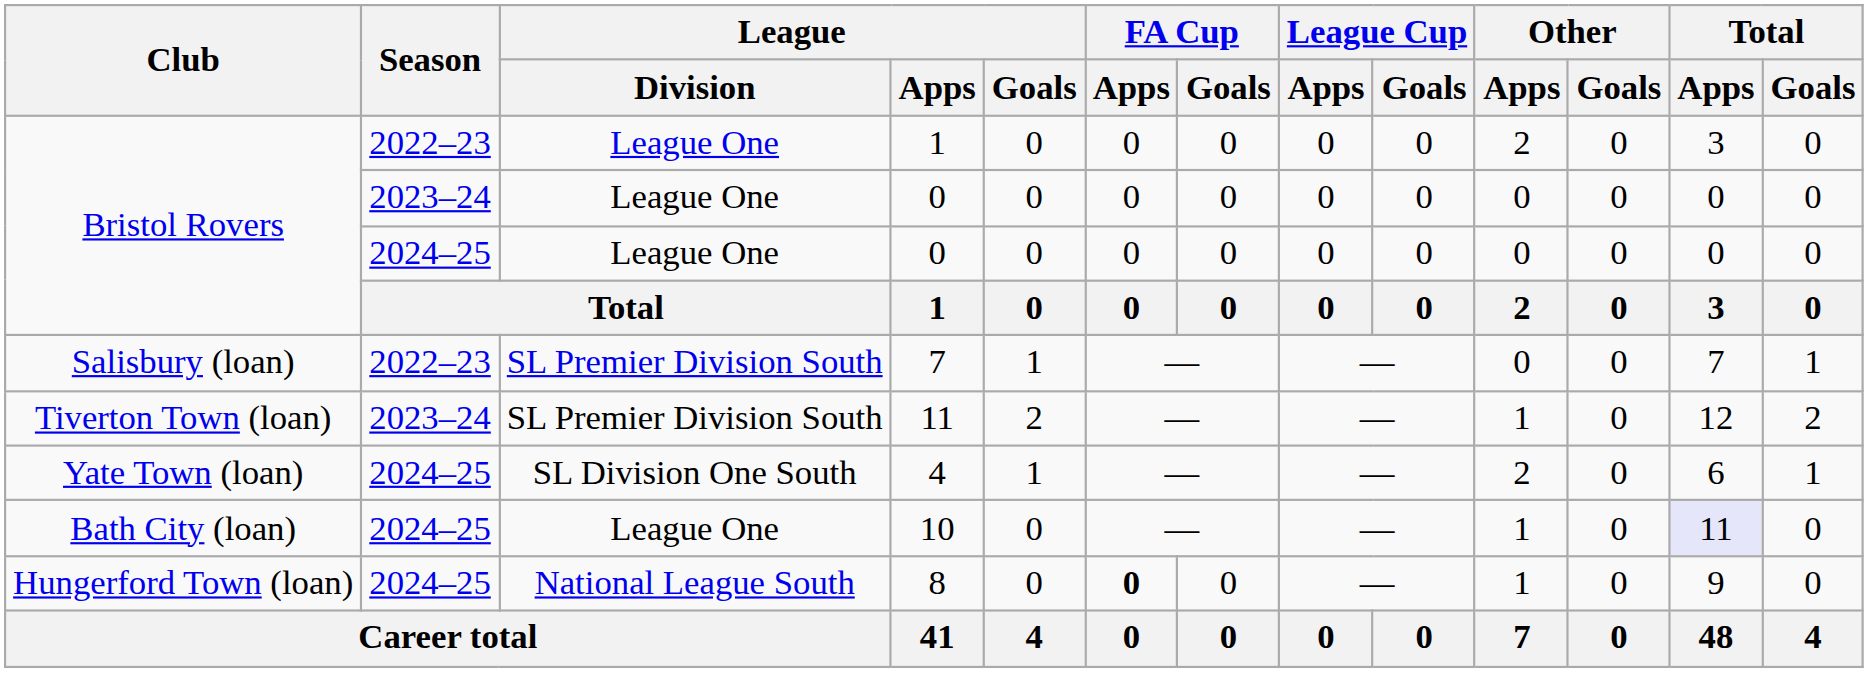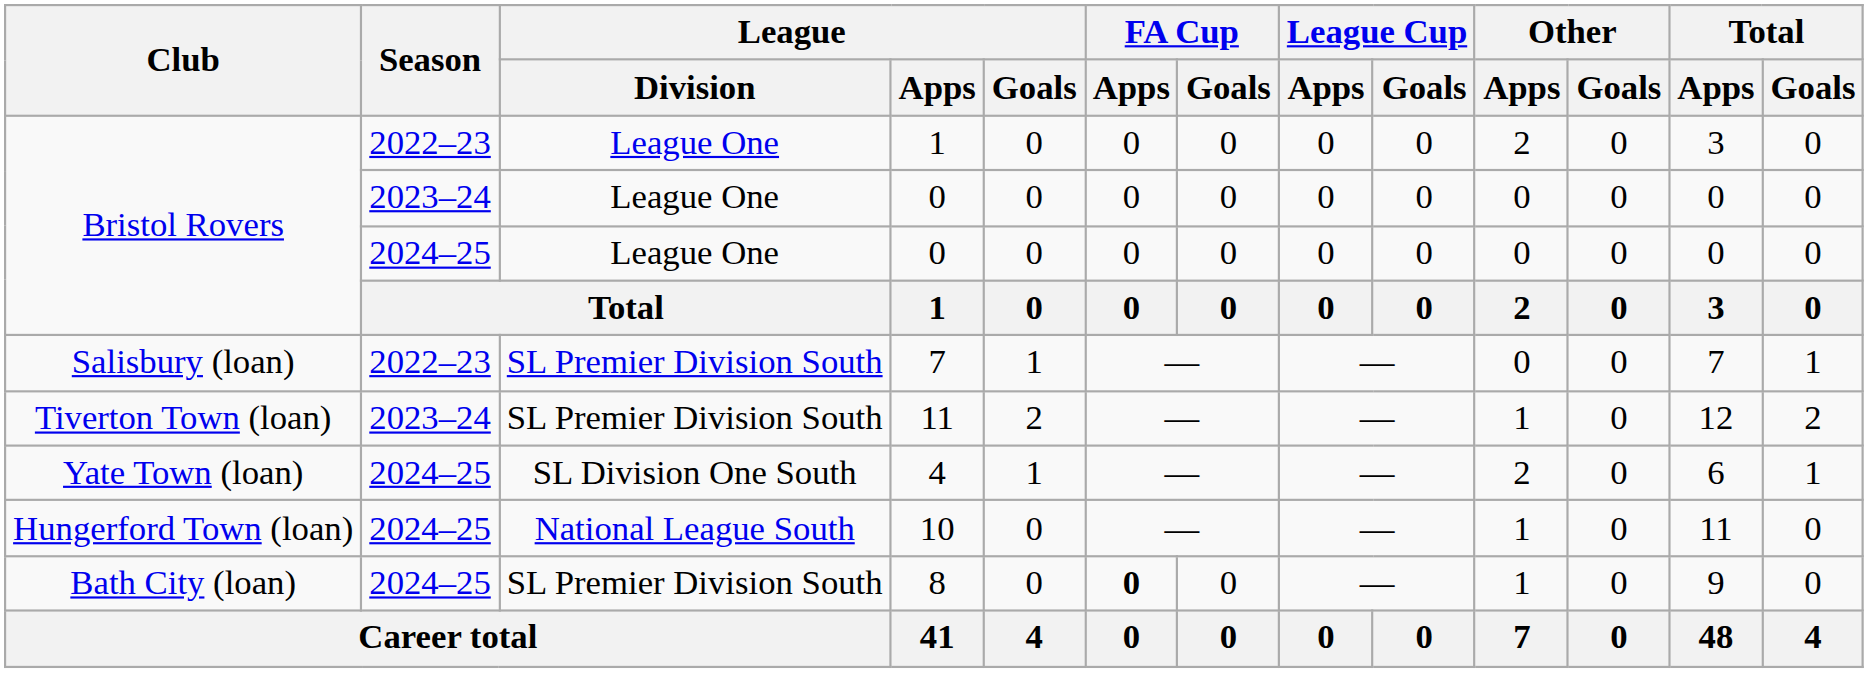(183, 527) Bath City (loan) -> (183, 527) Hungerford Town (loan)
(695, 527) League One -> (695, 527) National League South
(1716, 527) lavender background -> (1716, 527) no background
(183, 582) Hungerford Town (loan) -> (183, 582) Bath City (loan)
(695, 582) National League South -> (695, 582) SL Premier Division South
